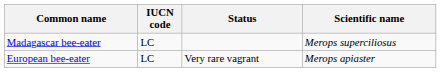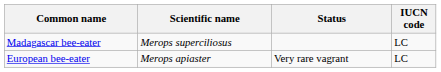columns swapped: (369, 19) <-> (160, 19)
